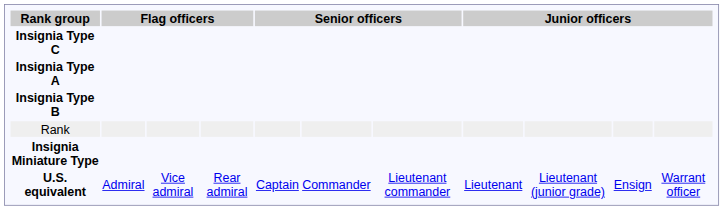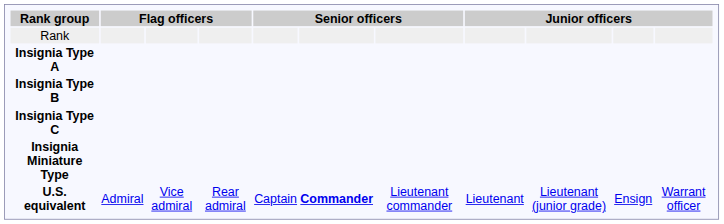rows swapped: (55, 129) <-> (55, 43)
(336, 184) normal -> (337, 198) bold
